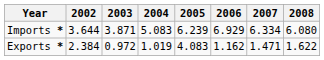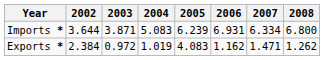(229, 30) 6.929 -> (229, 30) 6.931
(301, 30) 6.080 -> (301, 30) 6.800
(301, 47) 1.622 -> (301, 47) 1.262
